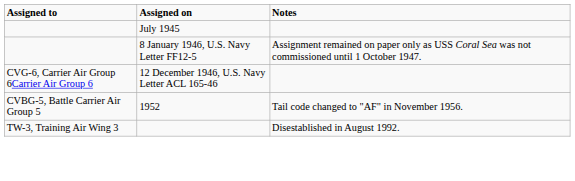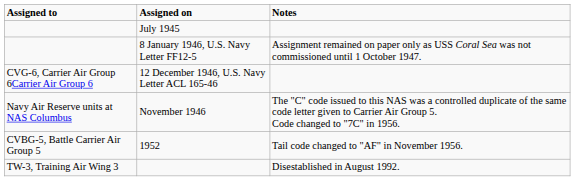+ row: (173, 112)
